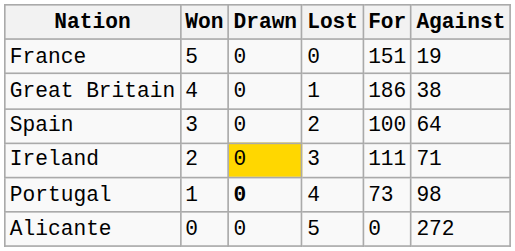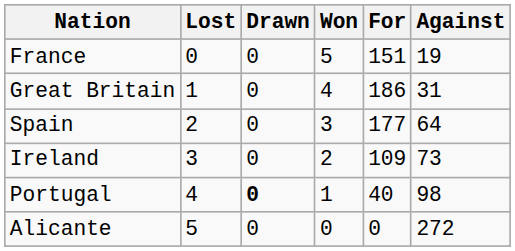columns swapped: (204, 22) <-> (333, 22)
(429, 91) 38 -> (429, 91) 31
(387, 126) 100 -> (387, 126) 177
(240, 160) gold background -> (253, 160) no background
(387, 160) 111 -> (387, 160) 109
(429, 160) 71 -> (429, 160) 73
(381, 195) 73 -> (381, 195) 40
